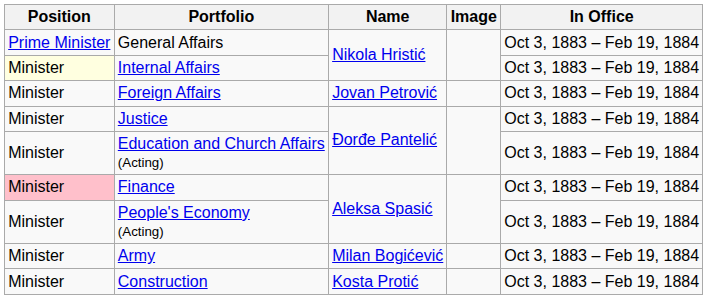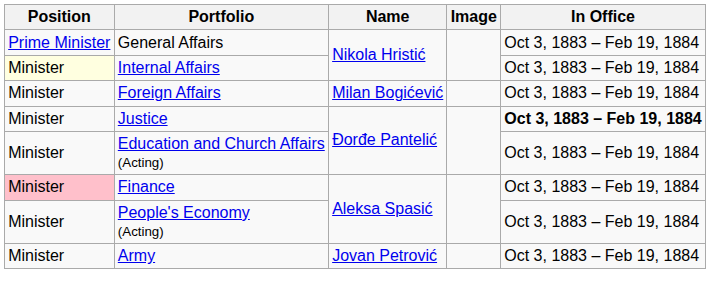(385, 93) Jovan Petrović -> (388, 93) Milan Bogićević
(602, 118) normal -> (603, 118) bold
(388, 256) Milan Bogićević -> (385, 256) Jovan Petrović
- row: (163, 281)
